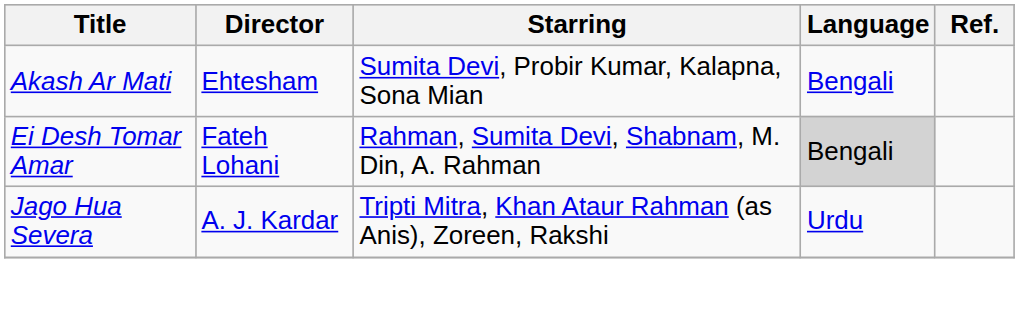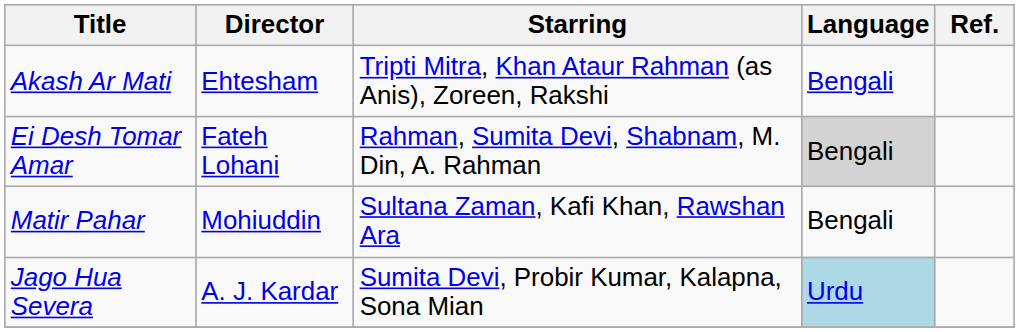(570, 80) Sumita Devi, Probir Kumar, Kalapna, Sona Mian -> (566, 80) Tripti Mitra, Khan Ataur Rahman (as Anis), Zoreen, Rakshi
+ row: (78, 221)
(566, 221) Tripti Mitra, Khan Ataur Rahman (as Anis), Zoreen, Rakshi -> (571, 291) Sumita Devi, Probir Kumar, Kalapna, Sona Mian
(835, 221) no background -> (835, 291) lightblue background
